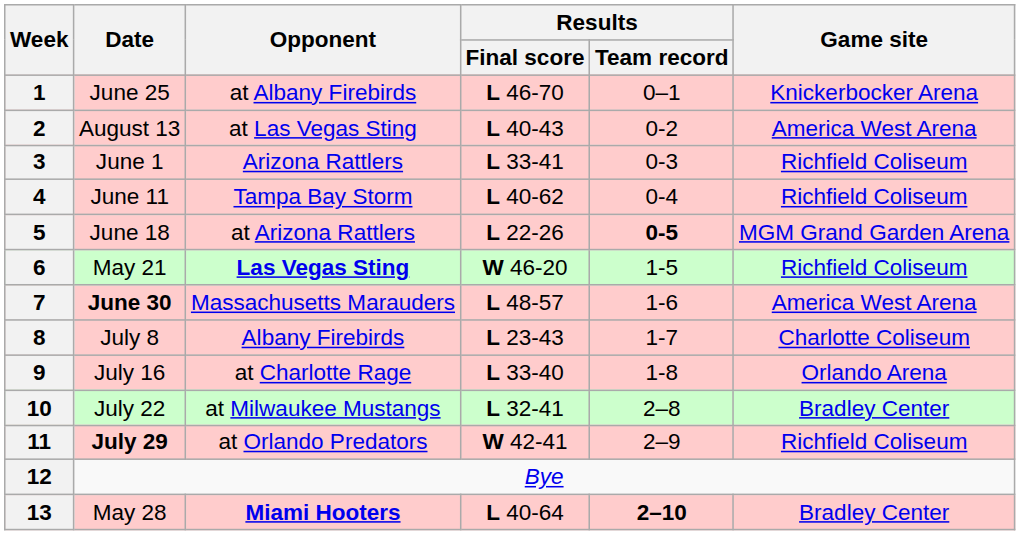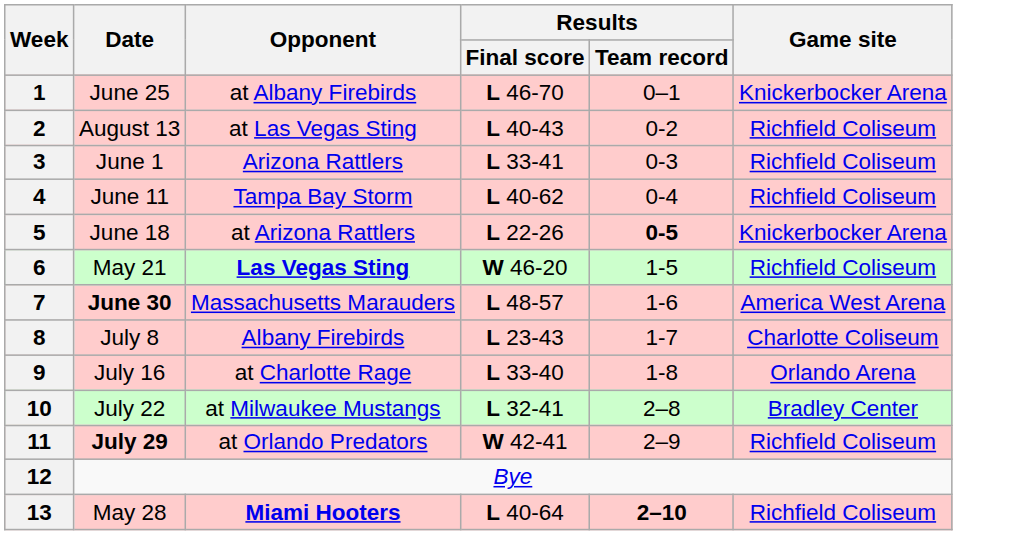(874, 127) America West Arena -> (843, 127) Richfield Coliseum
(874, 232) MGM Grand Garden Arena -> (843, 232) Knickerbocker Arena
(874, 512) Bradley Center -> (843, 512) Richfield Coliseum
